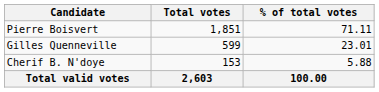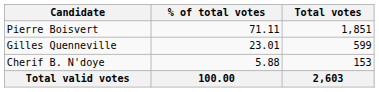columns swapped: (197, 13) <-> (309, 13)
